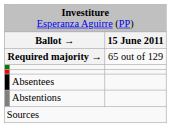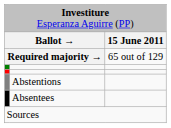rows swapped: (7, 98) <-> (7, 82)
